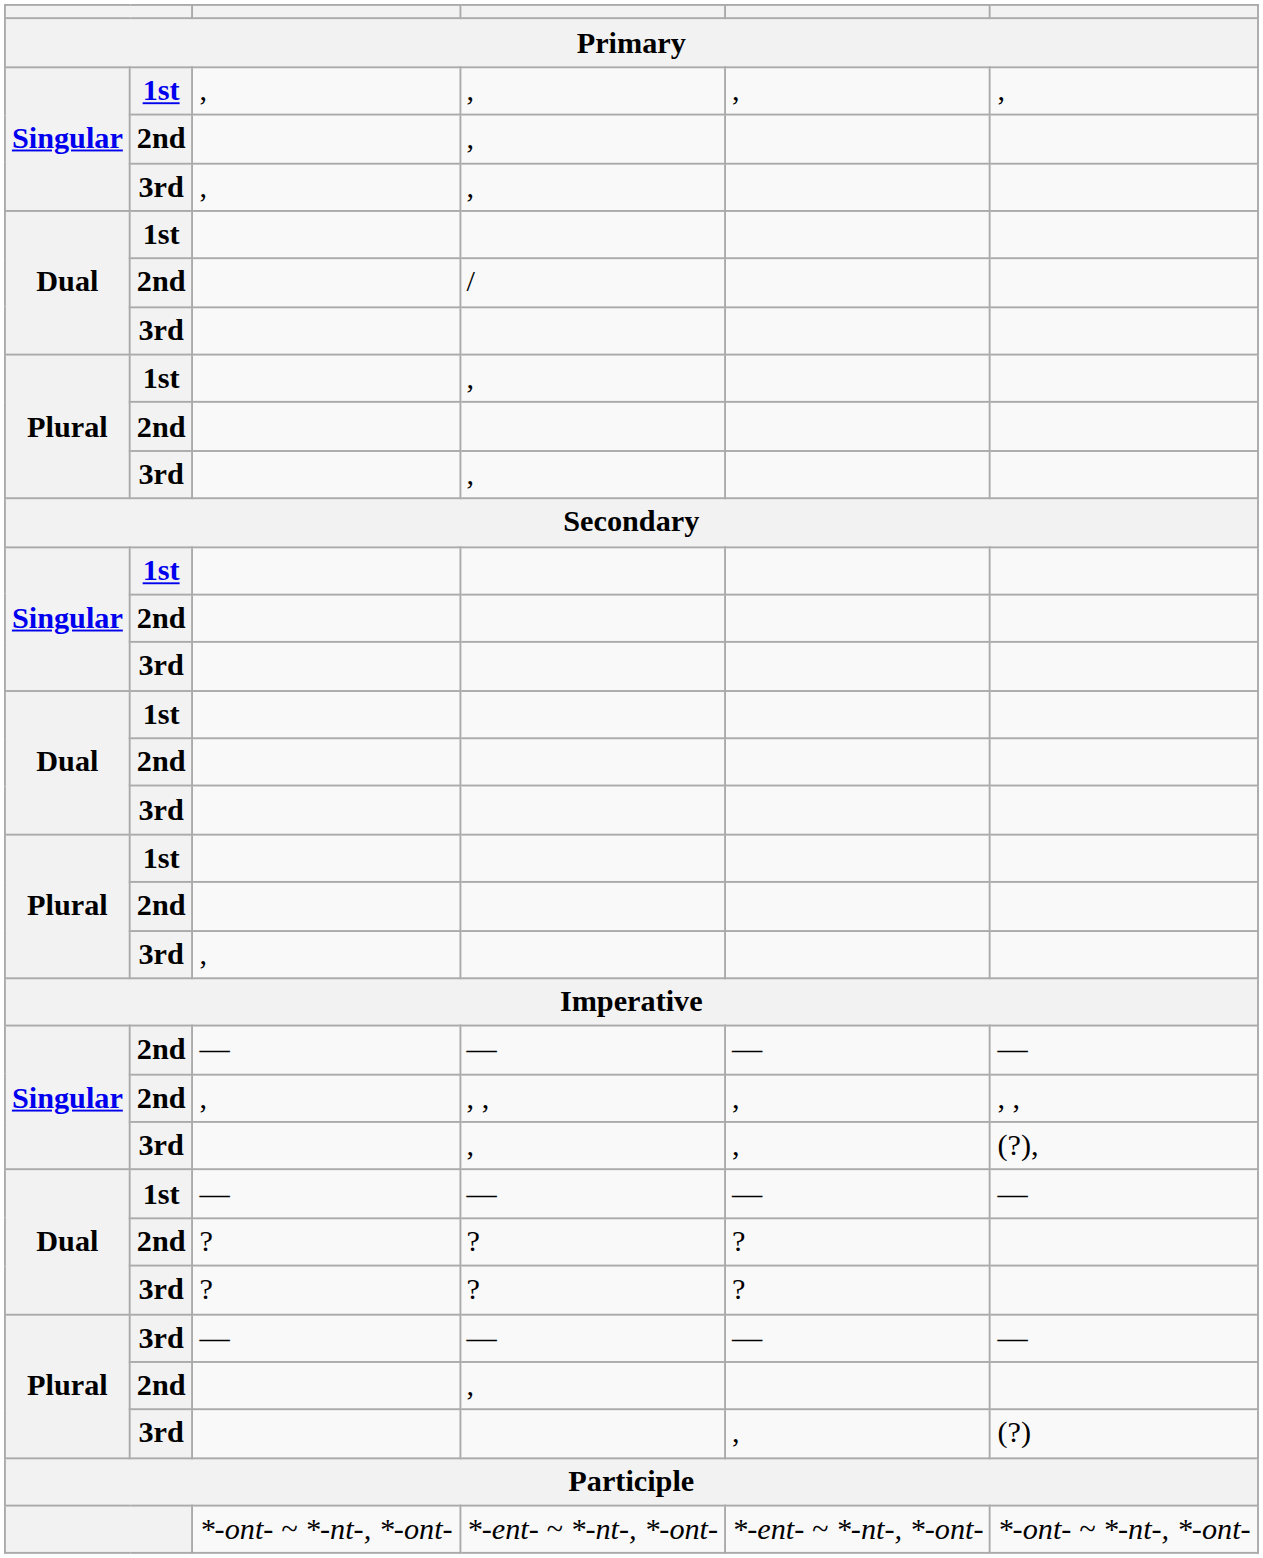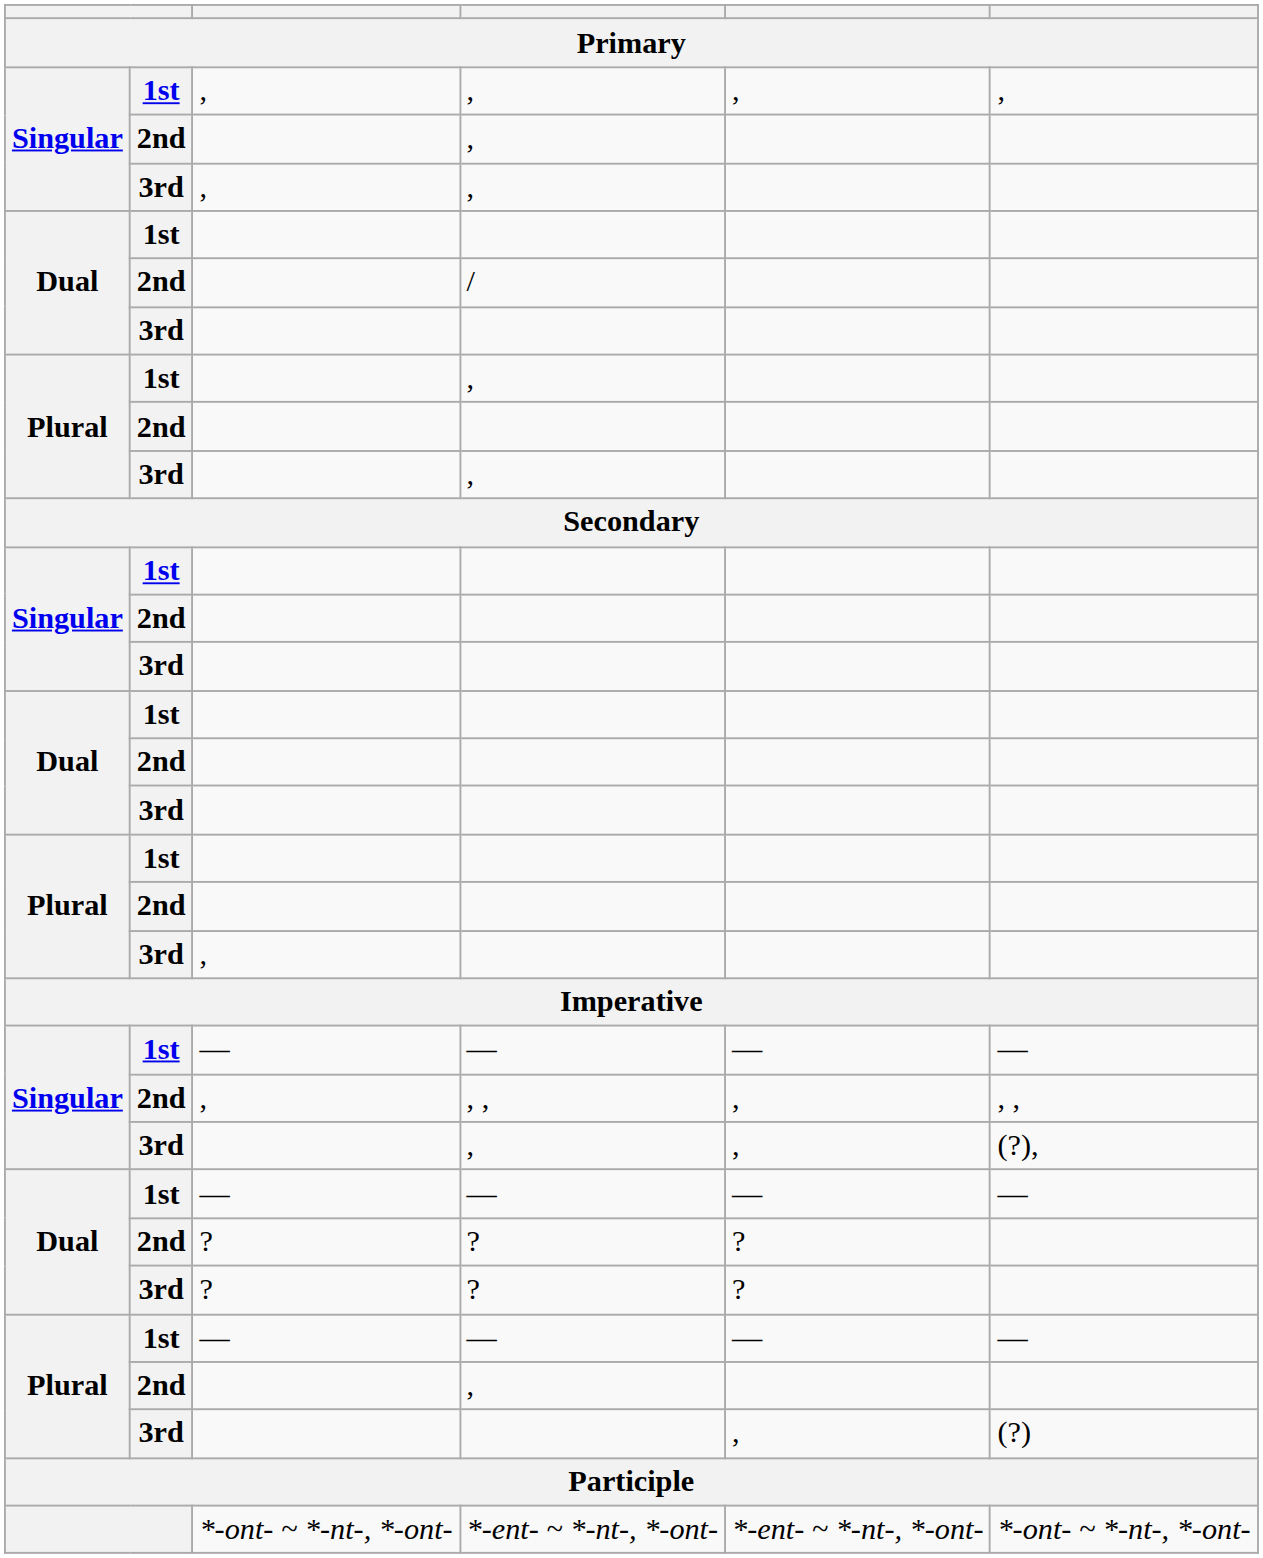(161, 1049) 2nd -> (161, 1049) 1st
(161, 1337) 3rd -> (161, 1337) 1st
